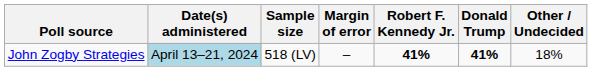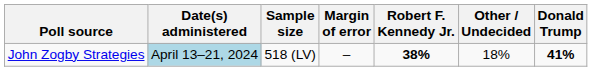columns swapped: (484, 24) <-> (549, 24)
(416, 54) 41% -> (416, 54) 38%
